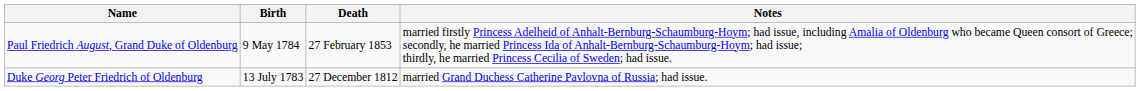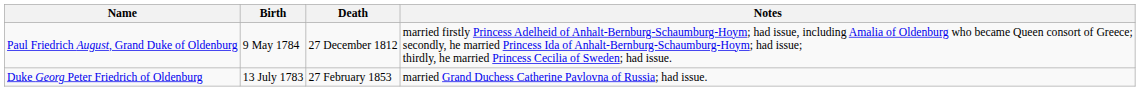(350, 45) 27 February 1853 -> (353, 45) 27 December 1812
(353, 77) 27 December 1812 -> (350, 77) 27 February 1853
